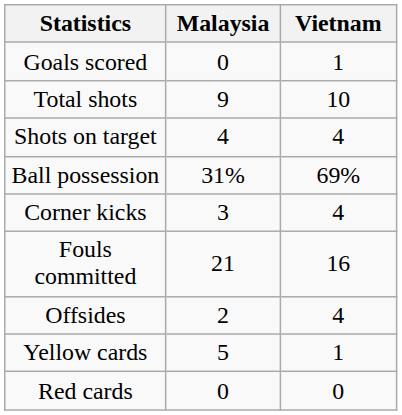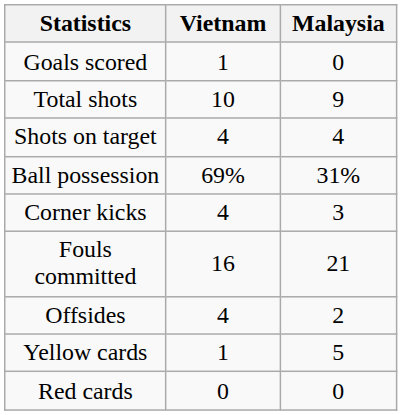columns swapped: (223, 23) <-> (338, 23)
